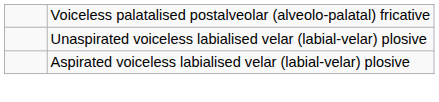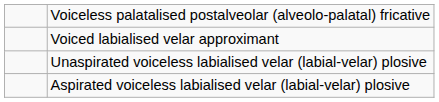+ row: (165, 39)
